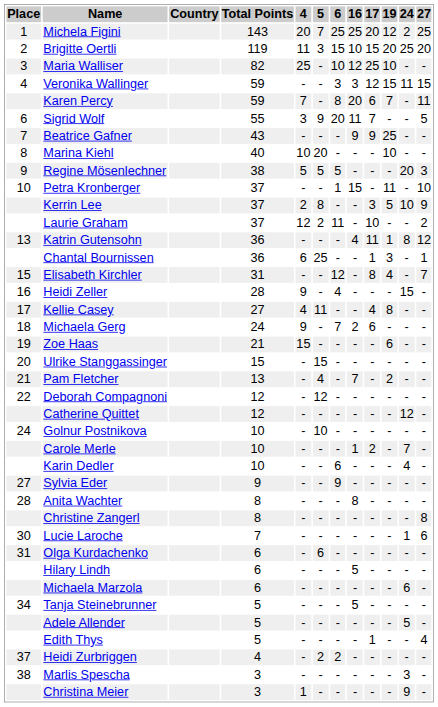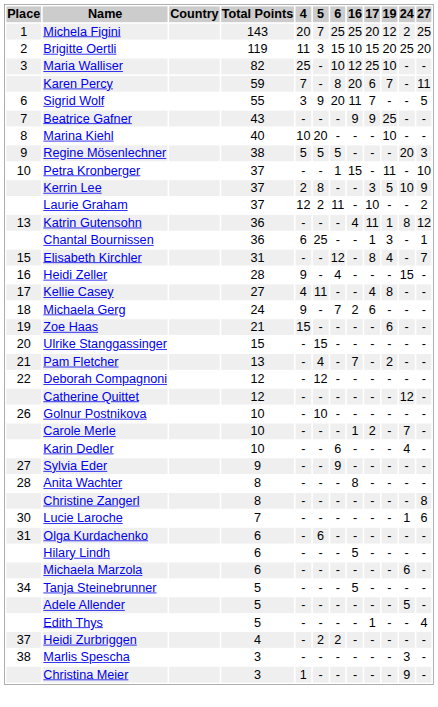- row: (96, 83)
(24, 431) 24 -> (24, 414) 26
